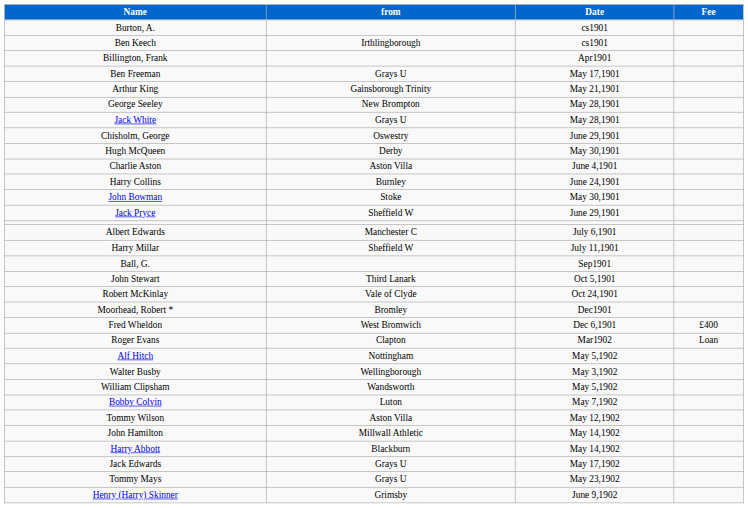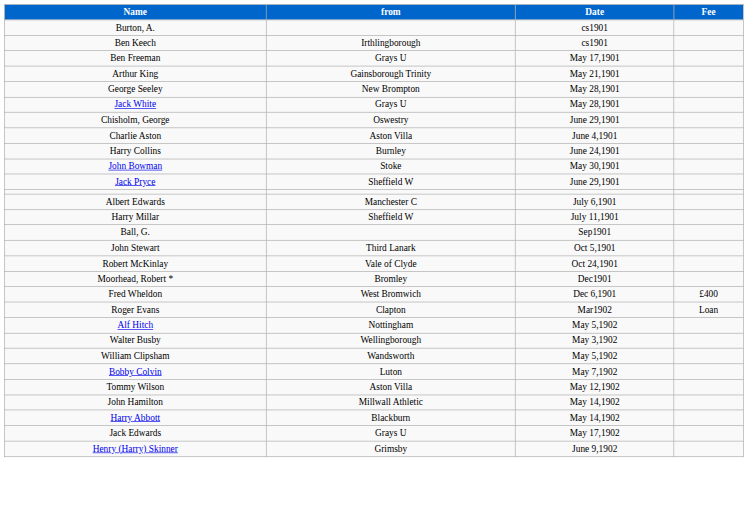- row: (135, 58)
- row: (135, 151)
- row: (135, 480)
